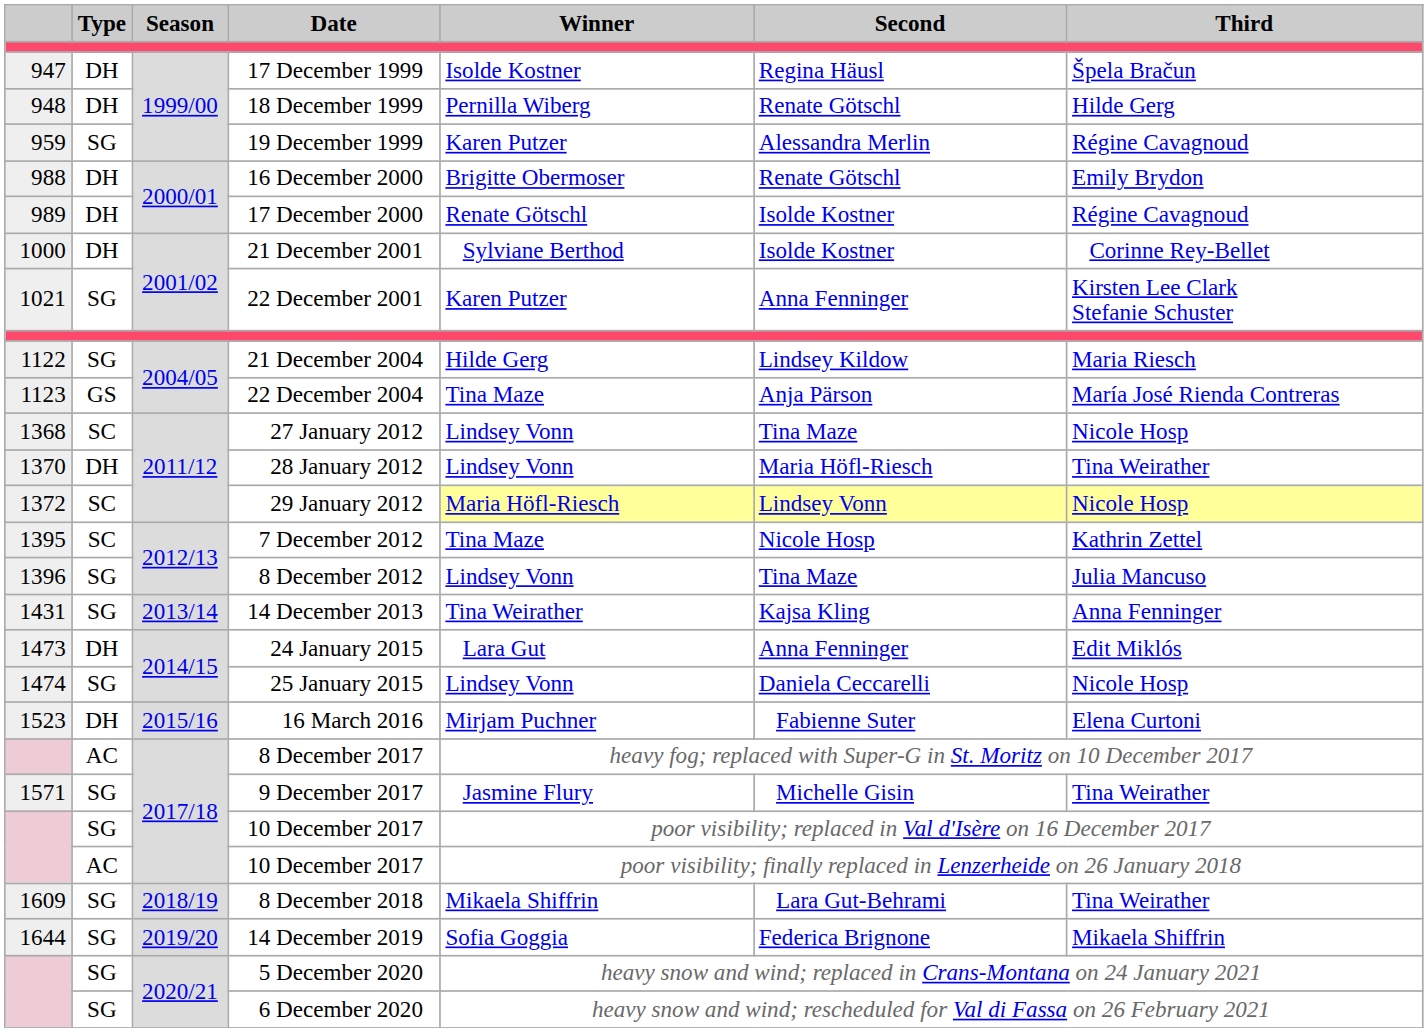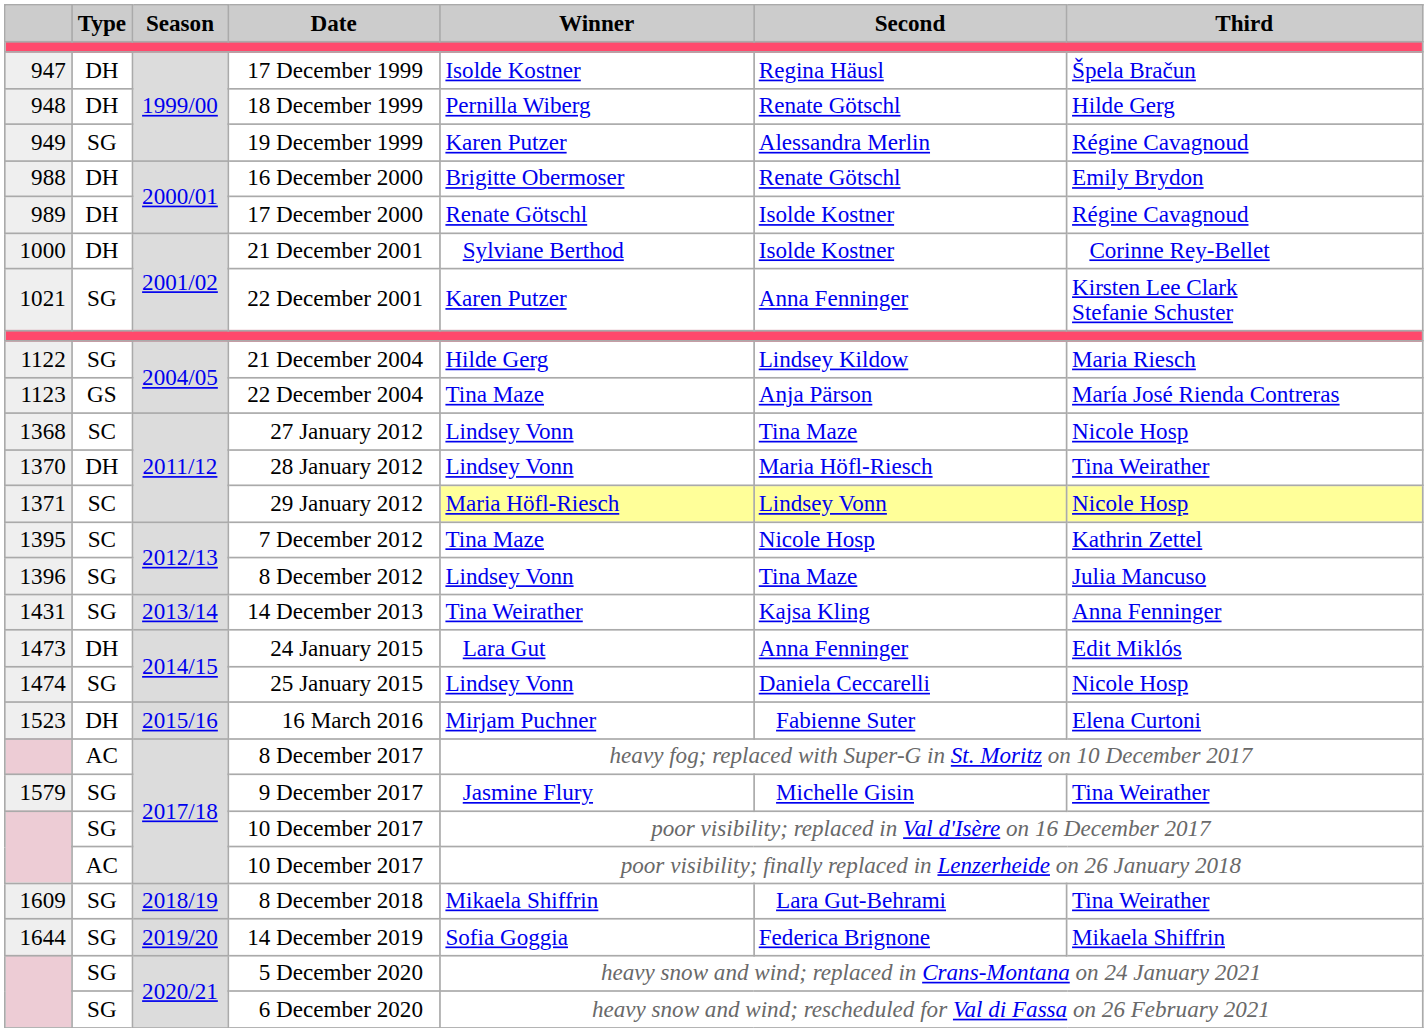(48, 142) 959 -> (48, 142) 949
(43, 503) 1372 -> (43, 503) 1371
(43, 792) 1571 -> (43, 792) 1579
